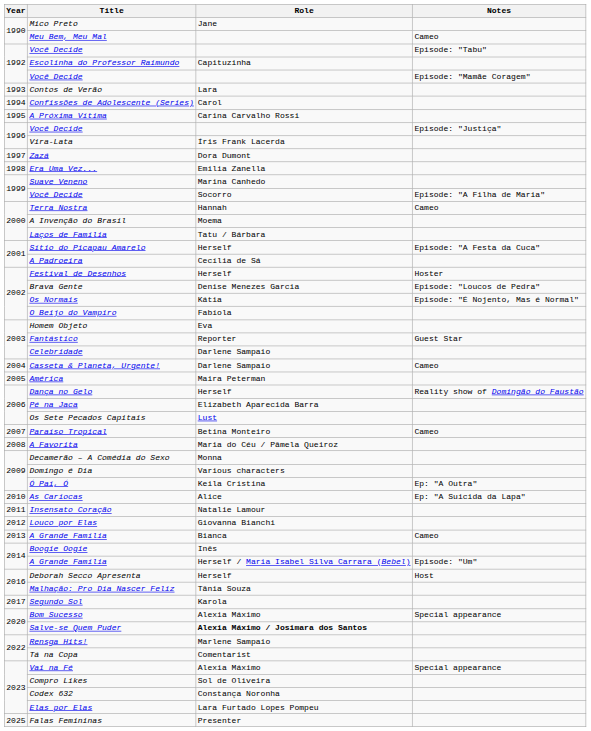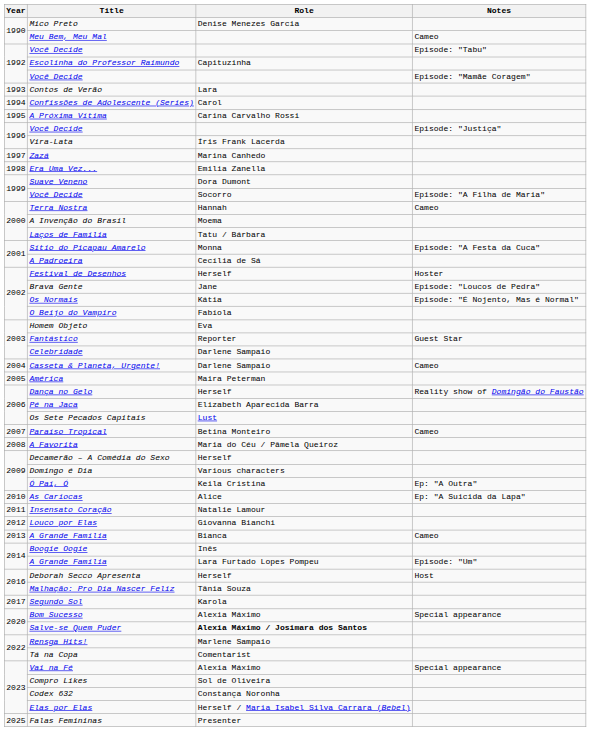(207, 24) Jane -> (248, 24) Denise Menezes Garcia
(224, 155) Dora Dumont -> (232, 155) Marina Canhedo
(232, 182) Marina Canhedo -> (224, 182) Dora Dumont
(215, 247) Herself -> (210, 247) Monna
(248, 287) Denise Menezes Garcia -> (207, 287) Jane
(210, 458) Monna -> (215, 458) Herself
(304, 563) Herself / Maria Isabel Silva Carrara (Bebel) -> (258, 563) Lara Furtado Lopes Pompeu
(258, 707) Lara Furtado Lopes Pompeu -> (304, 707) Herself / Maria Isabel Silva Carrara (Bebel)
